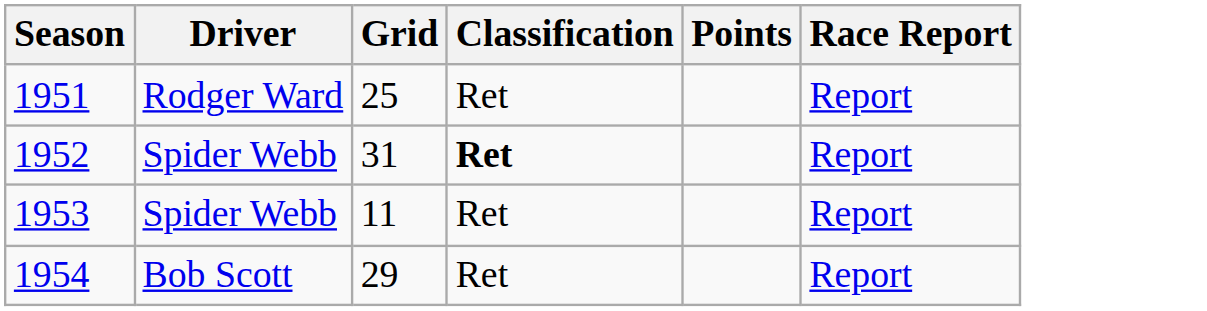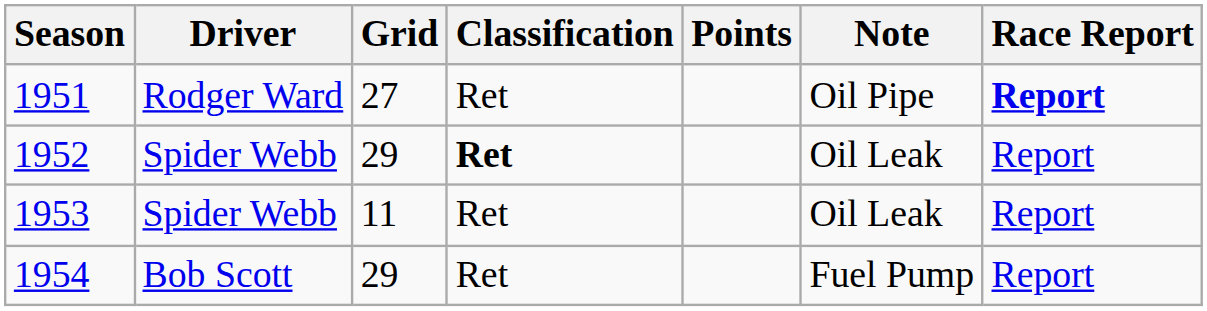+ column: (892, 34)
(380, 94) 25 -> (380, 94) 27
(861, 94) normal -> (1048, 94) bold
(380, 154) 31 -> (380, 154) 29
